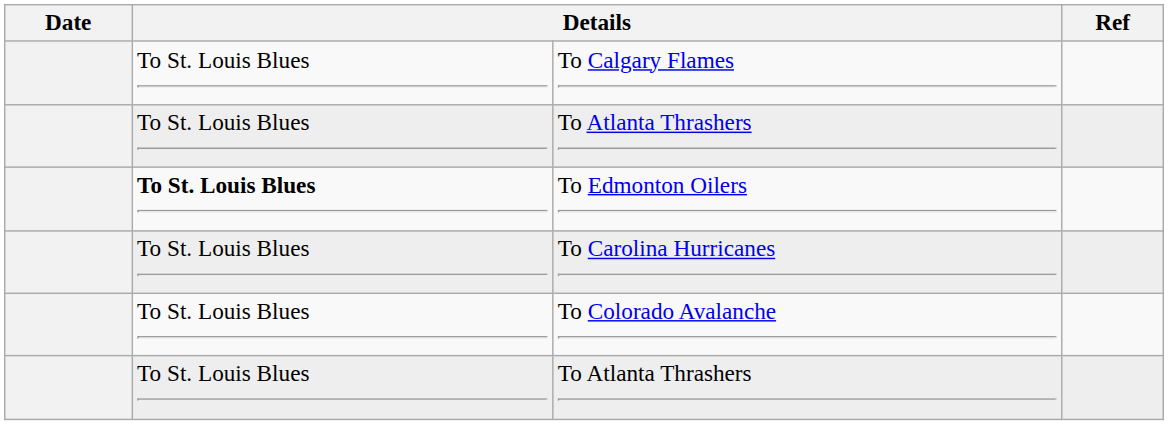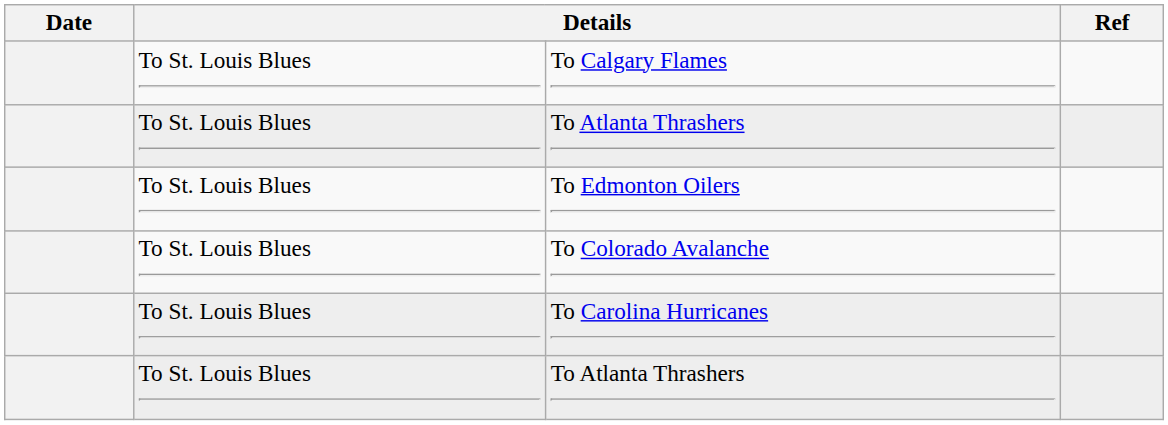(342, 193) bold -> (339, 193) normal
rows swapped: (68, 262) <-> (68, 325)
